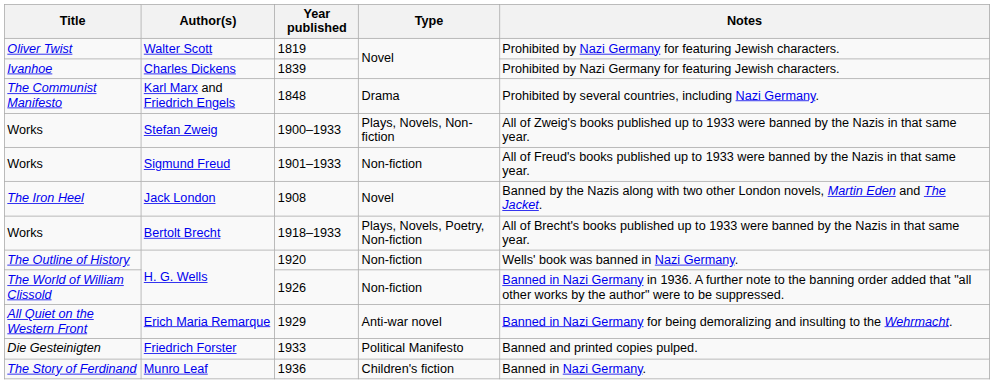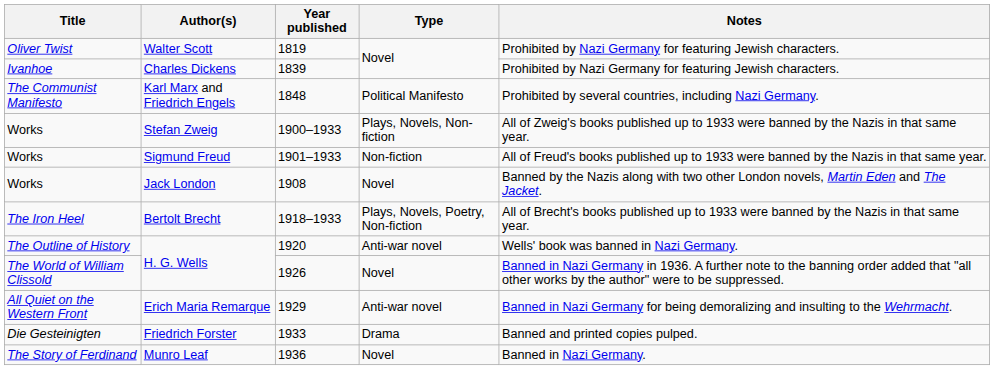(381, 95) Drama -> (413, 95) Political Manifesto
(46, 198) The Iron Heel -> (25, 184) Works
(25, 233) Works -> (46, 218) The Iron Heel
(392, 260) Non-fiction -> (402, 245) Anti-war novel
(392, 287) Non-fiction -> (378, 273) Novel
(413, 348) Political Manifesto -> (381, 334) Drama
(408, 368) Children's fiction -> (378, 354) Novel
